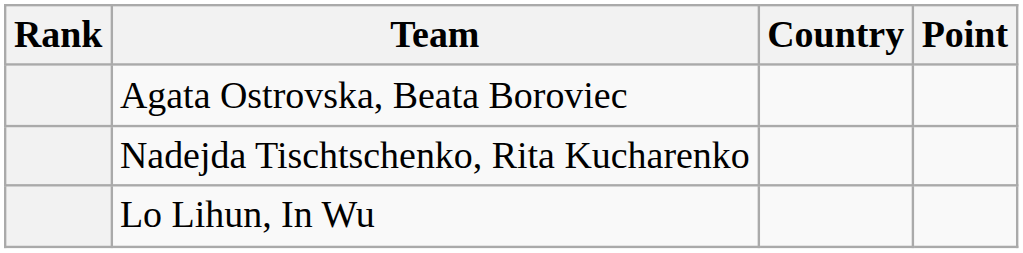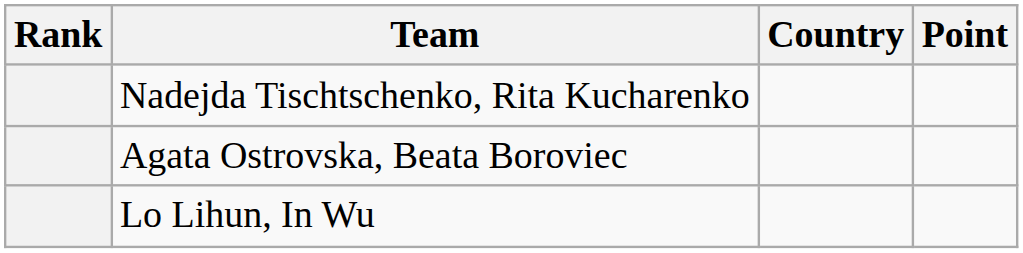rows swapped: (435, 154) <-> (374, 94)
